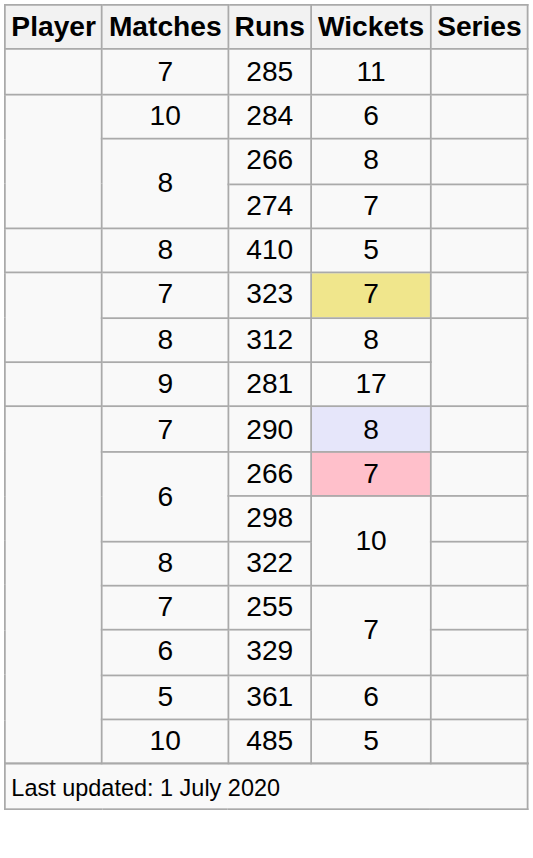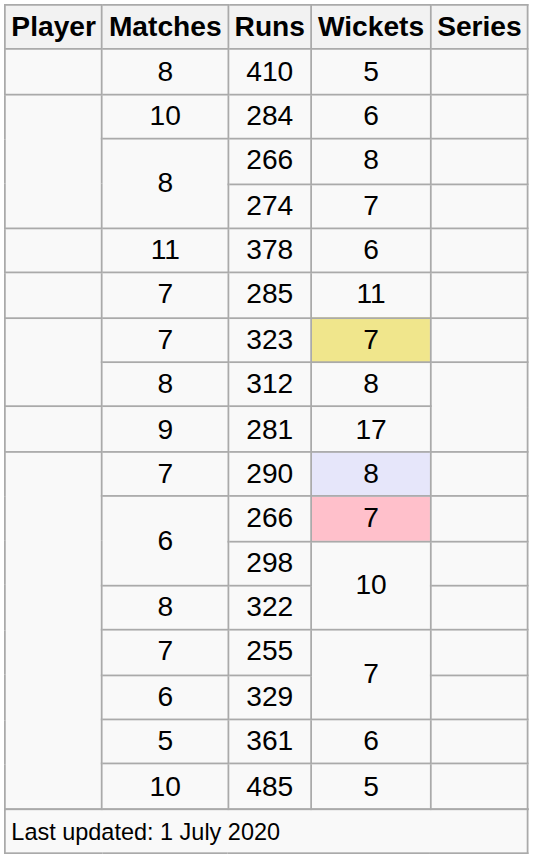rows swapped: (165, 250) <-> (165, 71)
+ row: (165, 250)
